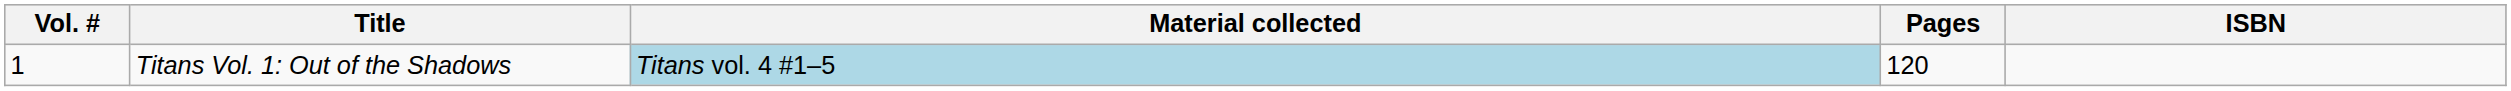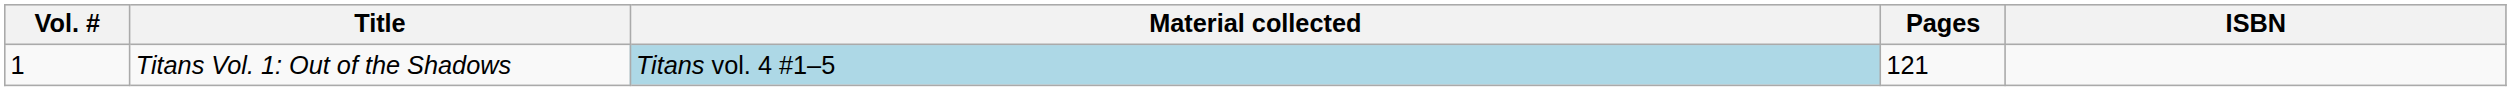(1908, 64) 120 -> (1908, 64) 121
